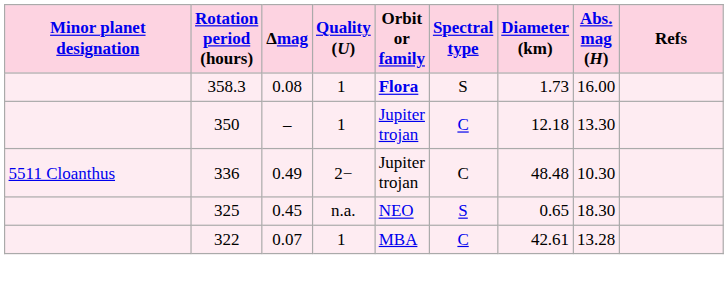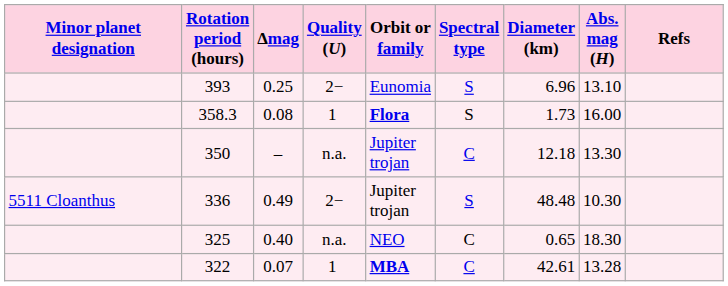+ row: (218, 87)
(343, 125) 1 -> (334, 153) n.a.
(463, 173) C -> (469, 201) S
(287, 211) 0.45 -> (278, 239) 0.40
(463, 211) S -> (469, 239) C
(398, 239) normal -> (389, 267) bold
